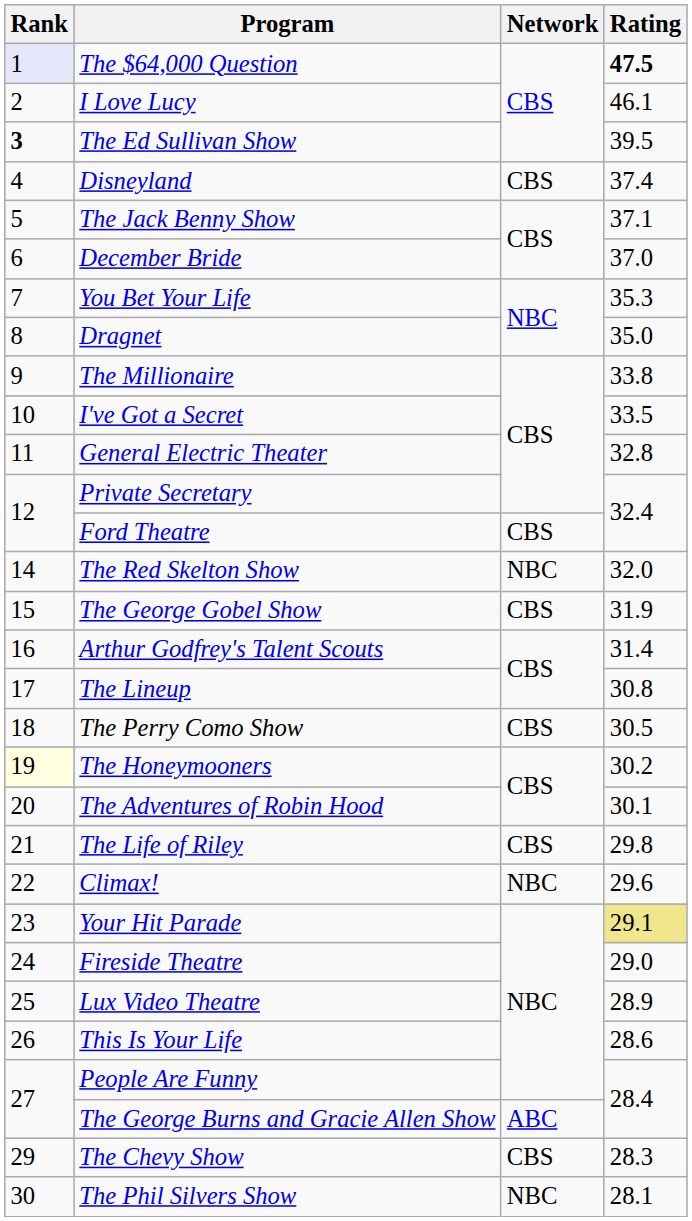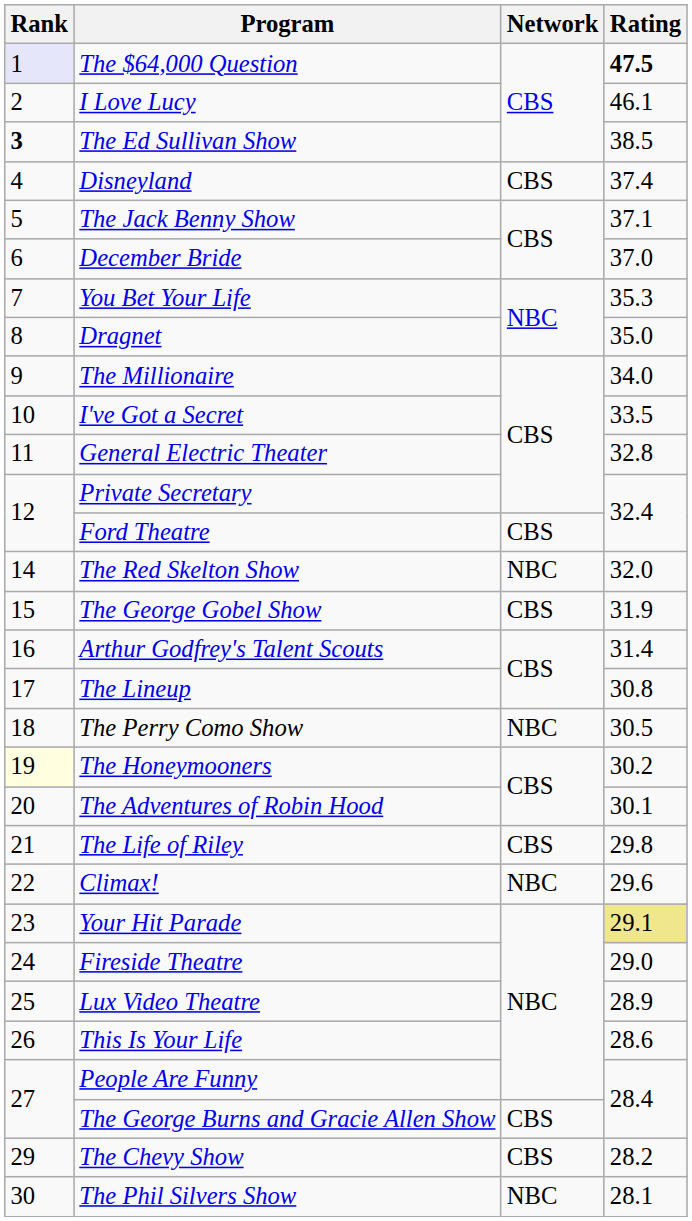(631, 141) 39.5 -> (631, 141) 38.5
(631, 375) 33.8 -> (631, 375) 34.0
(530, 727) CBS -> (532, 727) NBC
(532, 1118) ABC -> (530, 1118) CBS
(631, 1157) 28.3 -> (631, 1157) 28.2
